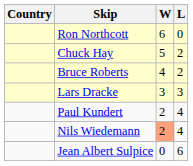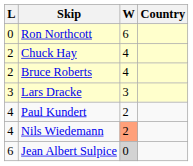columns swapped: (29, 14) <-> (181, 14)
(162, 53) 5 -> (126, 53) 4
(162, 151) no background -> (126, 151) lightgrey background
